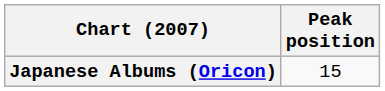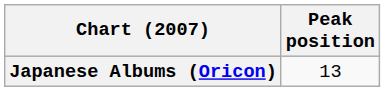(330, 72) 15 -> (330, 72) 13
